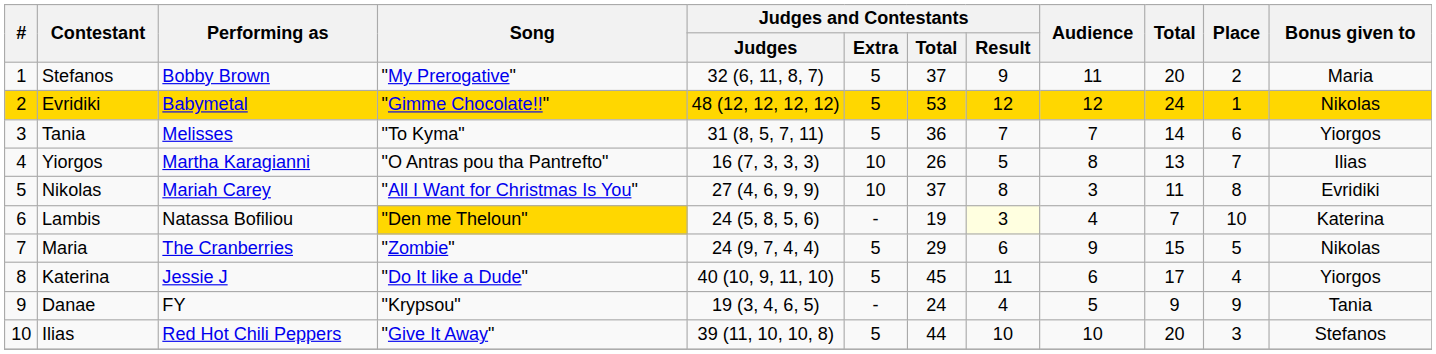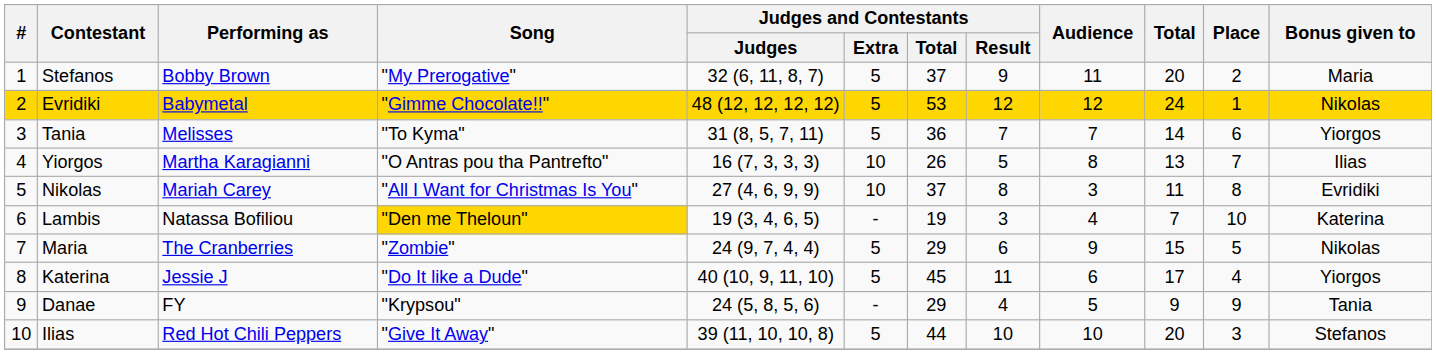(766, 219) 24 (5, 8, 5, 6) -> (766, 219) 19 (3, 4, 6, 5)
(1003, 219) lightyellow background -> (1003, 219) no background
(766, 305) 19 (3, 4, 6, 5) -> (766, 305) 24 (5, 8, 5, 6)
(936, 305) 24 -> (936, 305) 29
